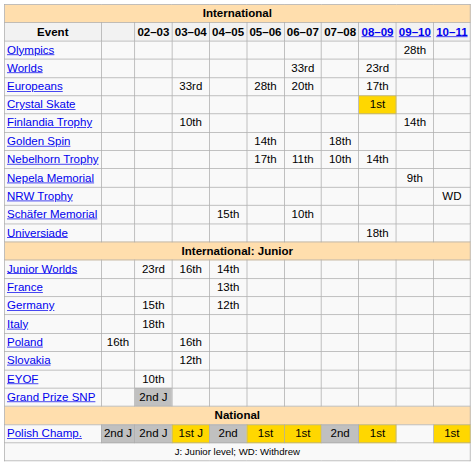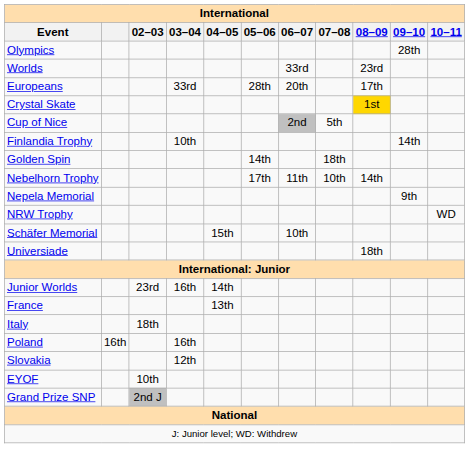+ row: (37, 123)
- row: (31, 305)
- row: (44, 433)
